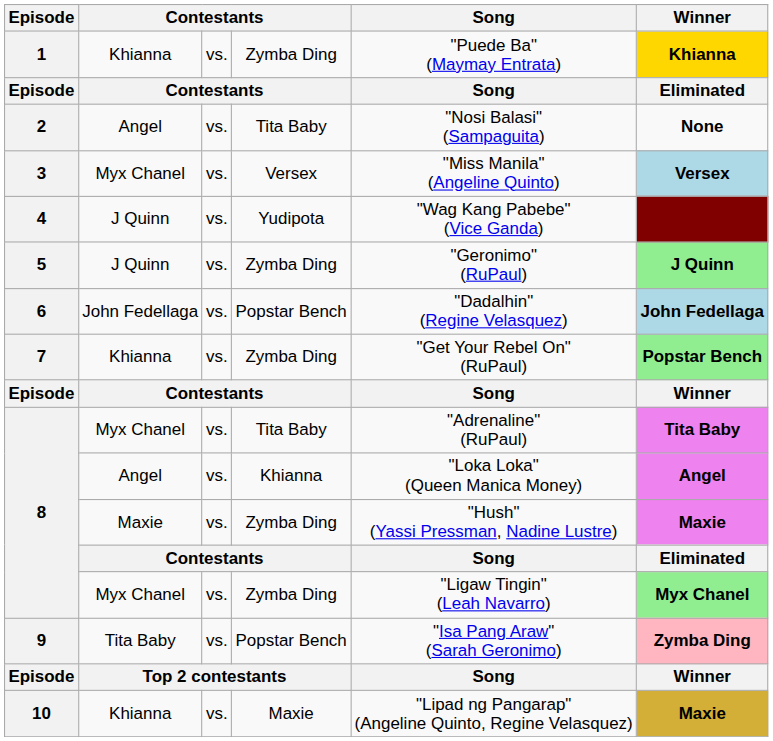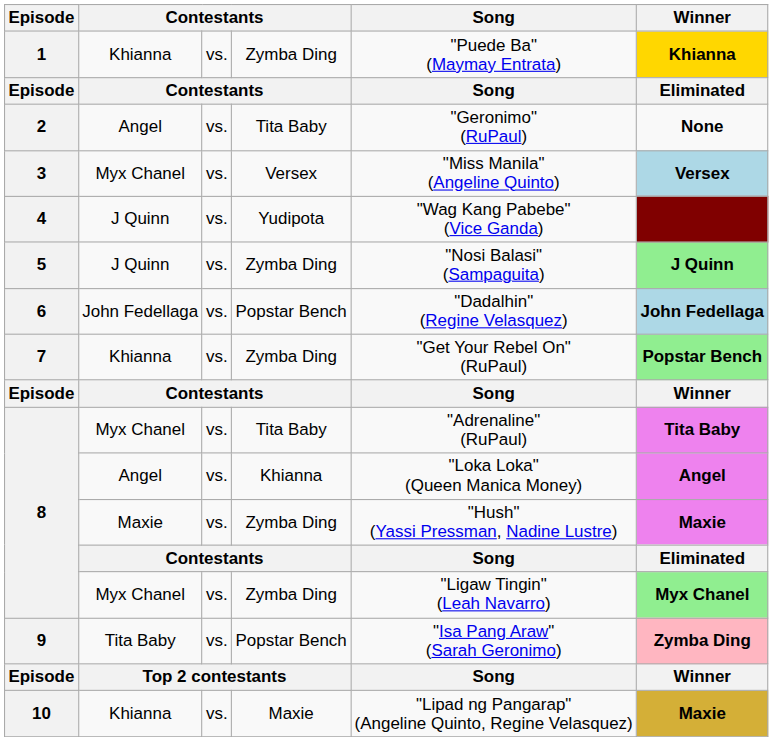(494, 127) "Nosi Balasi" (Sampaguita) -> (494, 127) "Geronimo" (RuPaul)
(494, 265) "Geronimo" (RuPaul) -> (494, 265) "Nosi Balasi" (Sampaguita)
